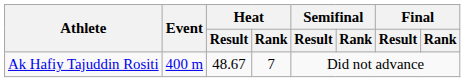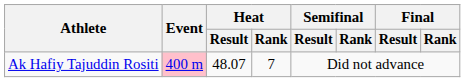(184, 64) no background -> (184, 64) pink background
(229, 64) 48.67 -> (229, 64) 48.07
